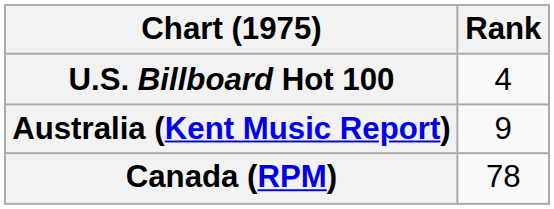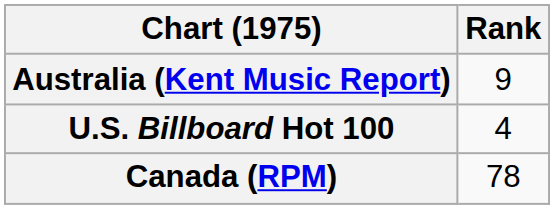rows swapped: (231, 78) <-> (231, 128)
